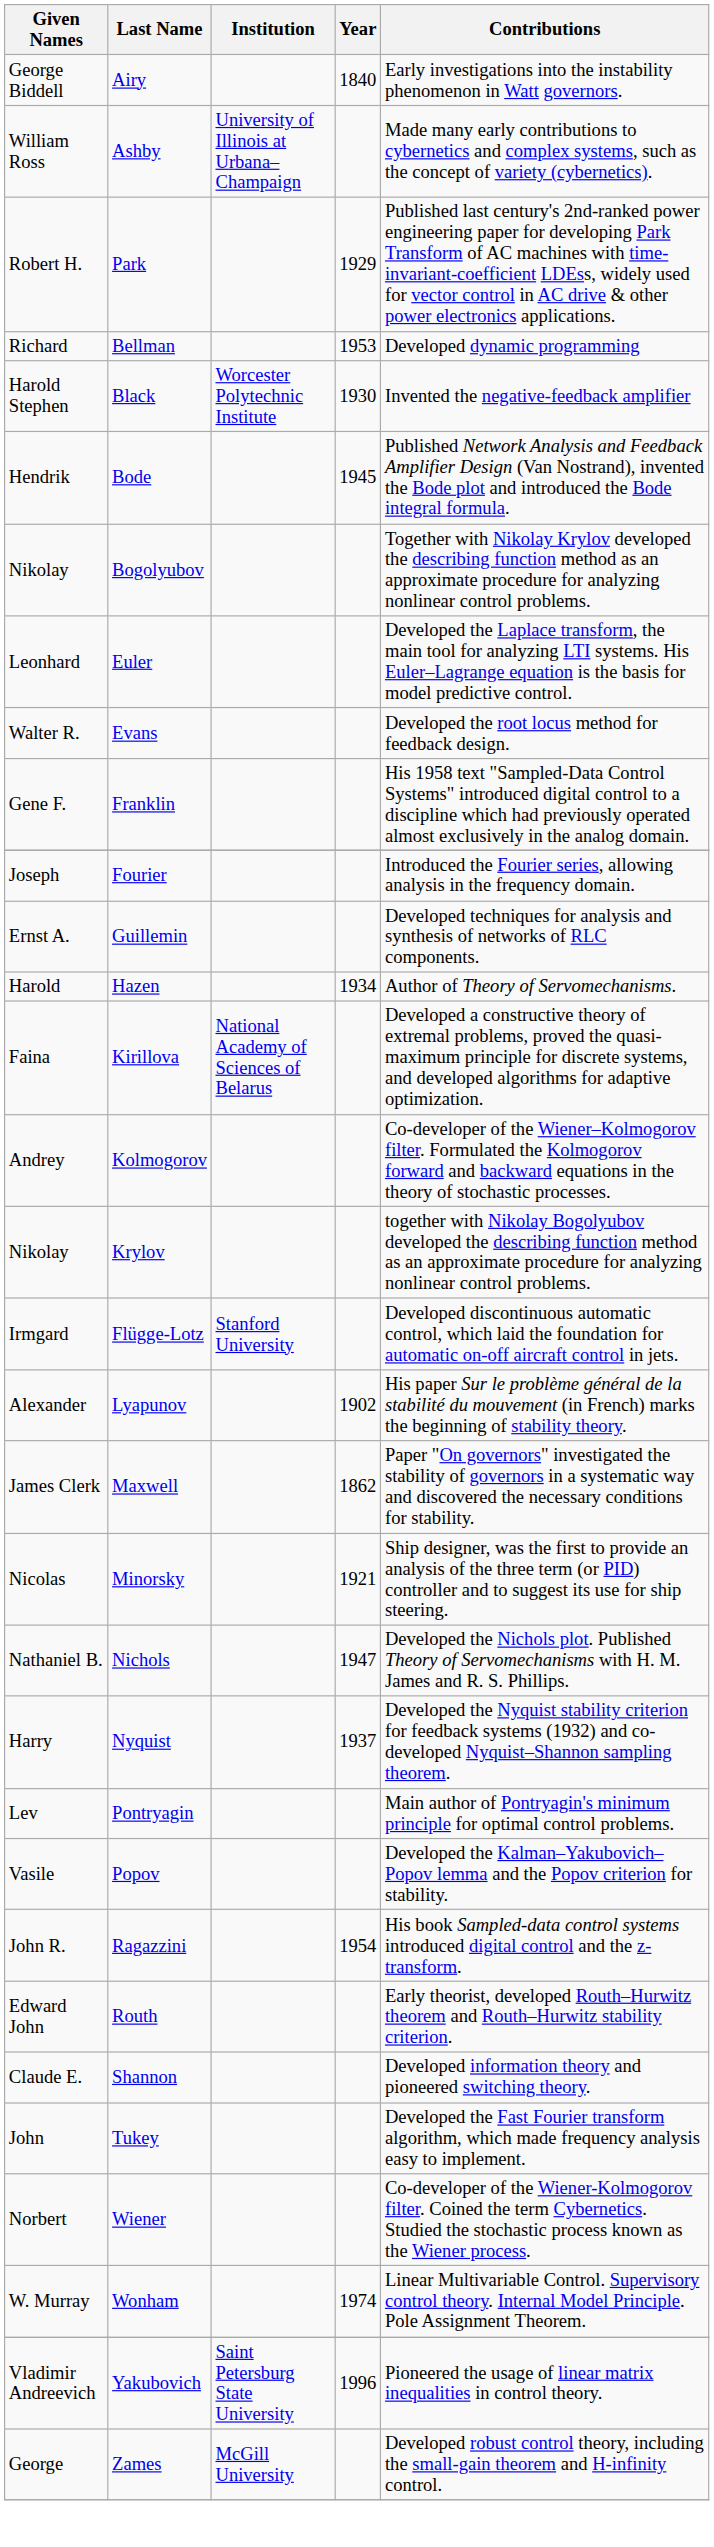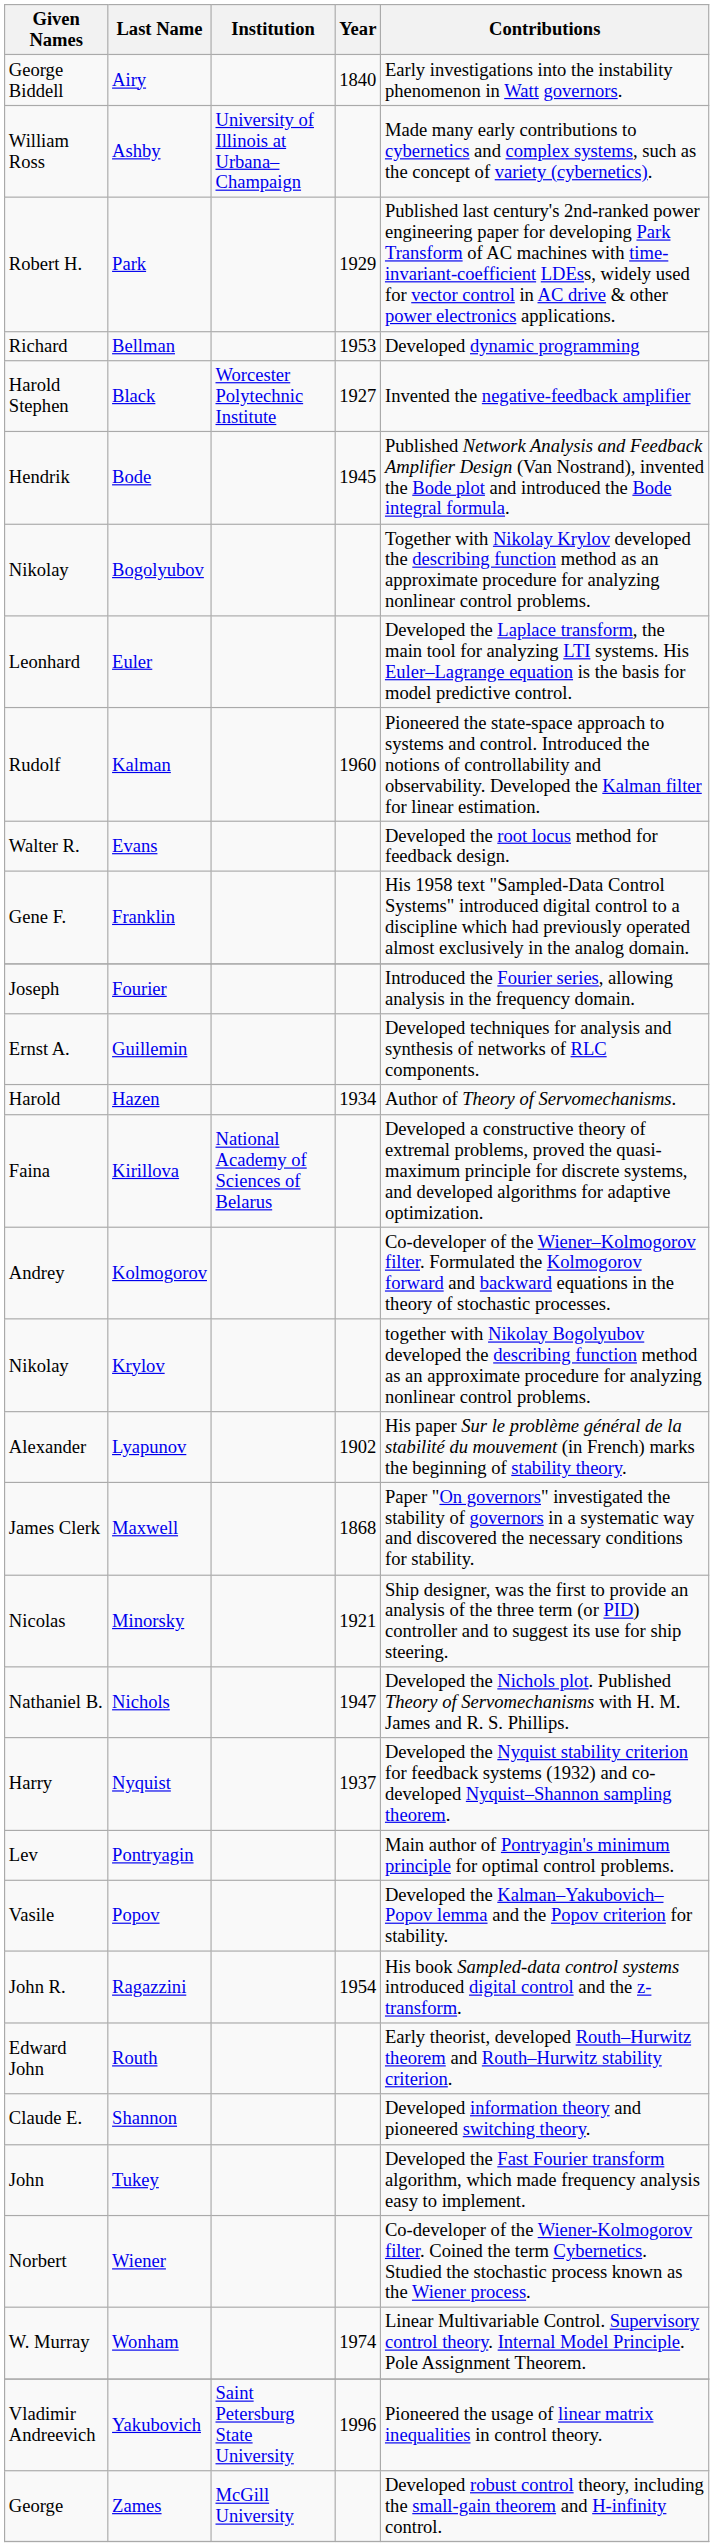(358, 396) 1930 -> (358, 396) 1927
+ row: (141, 764)
- row: (158, 1333)
(358, 1486) 1862 -> (358, 1528) 1868
